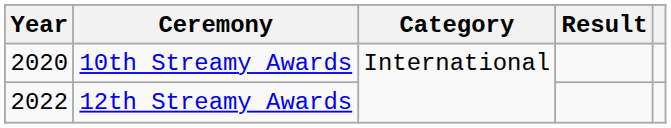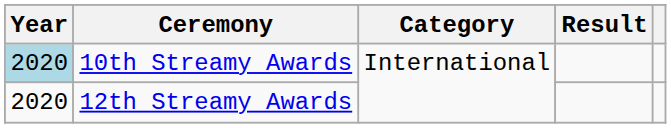(39, 63) no background -> (39, 63) lightblue background
(39, 102) 2022 -> (39, 102) 2020
